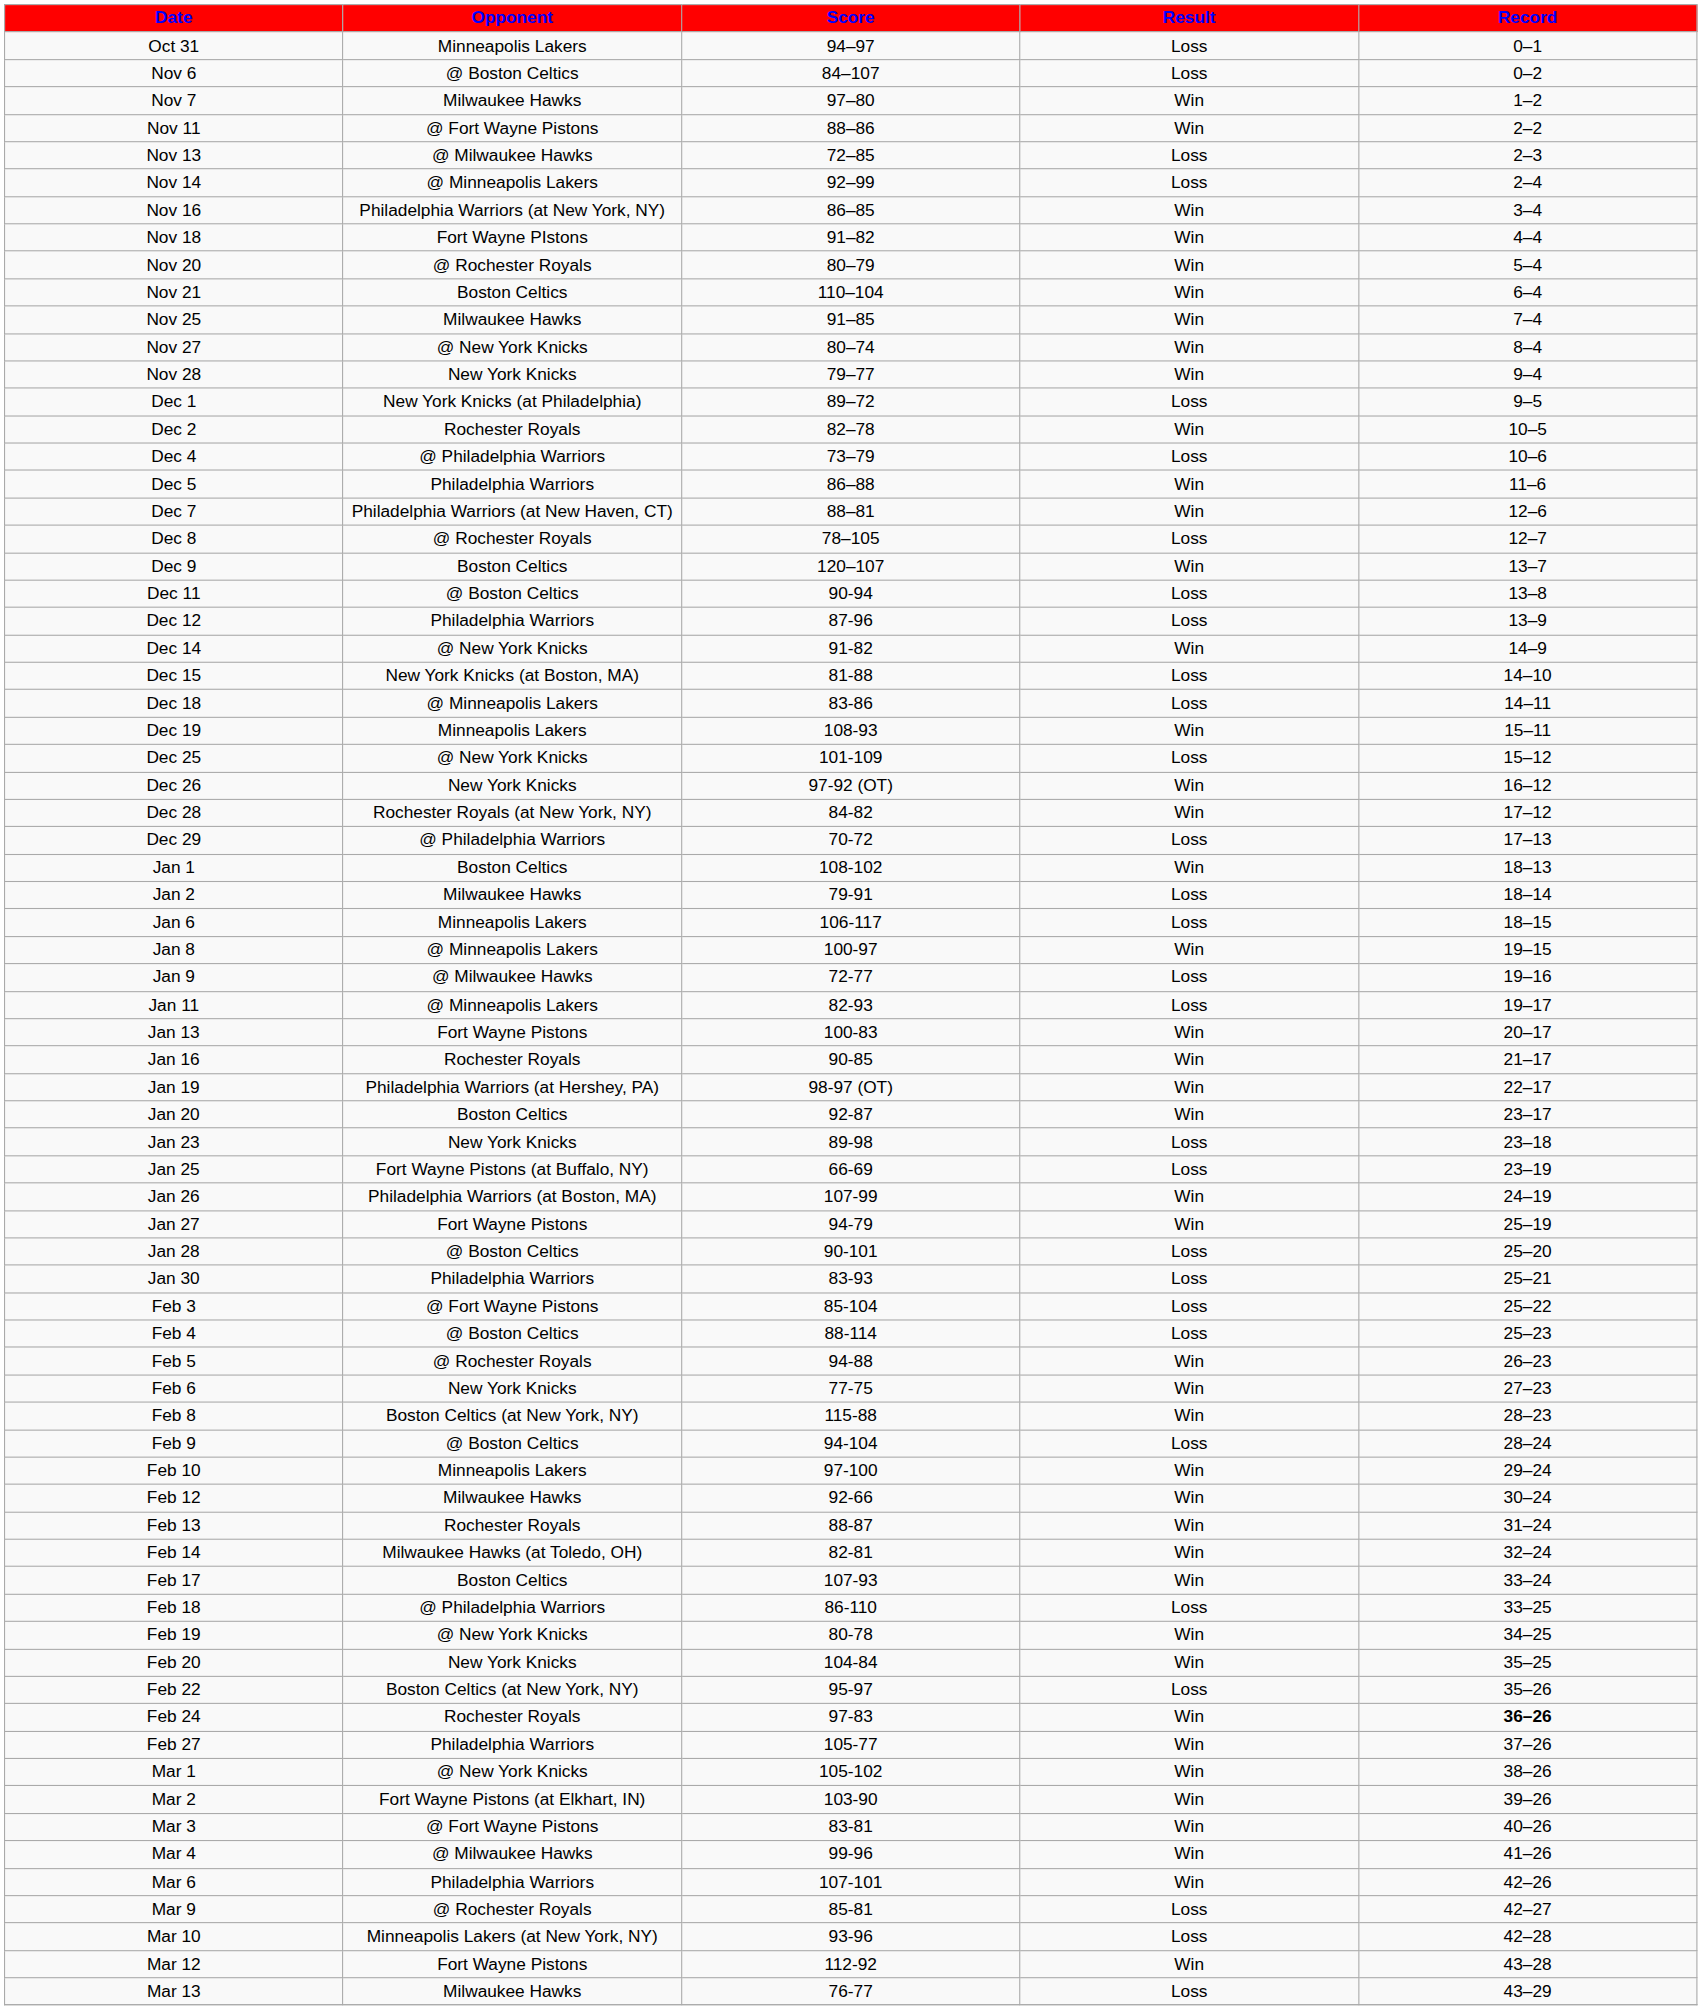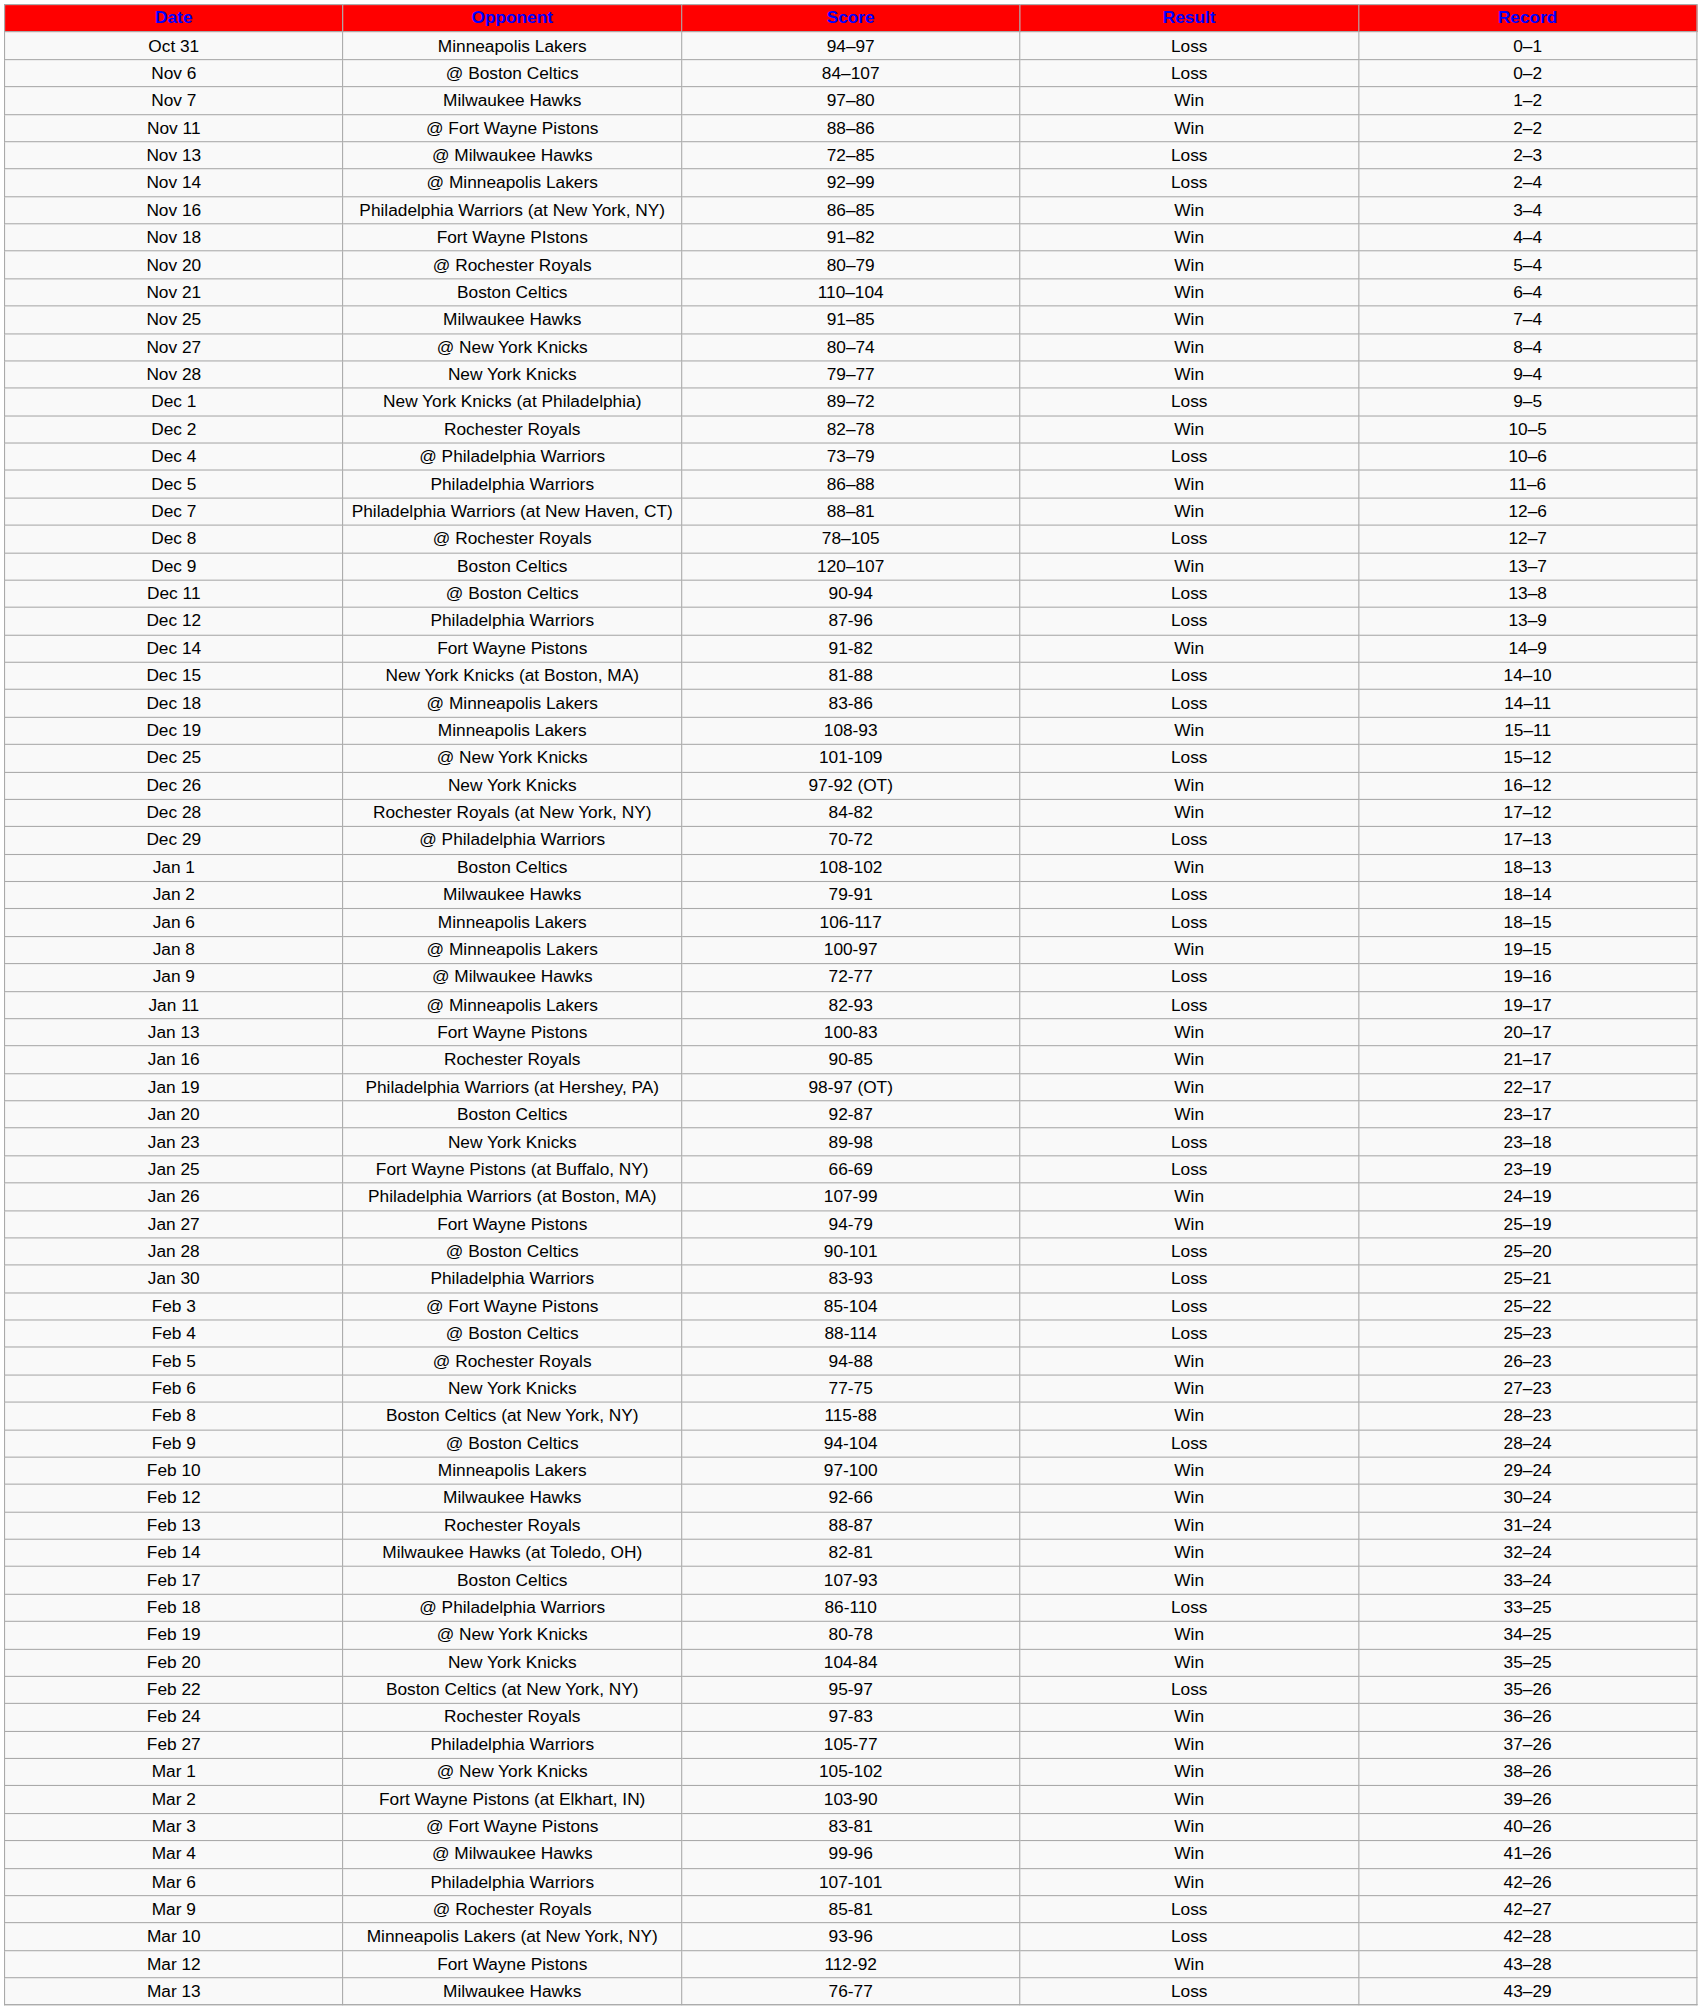(512, 648) @ New York Knicks -> (512, 648) Fort Wayne Pistons
(1528, 1717) bold -> (1528, 1717) normal
